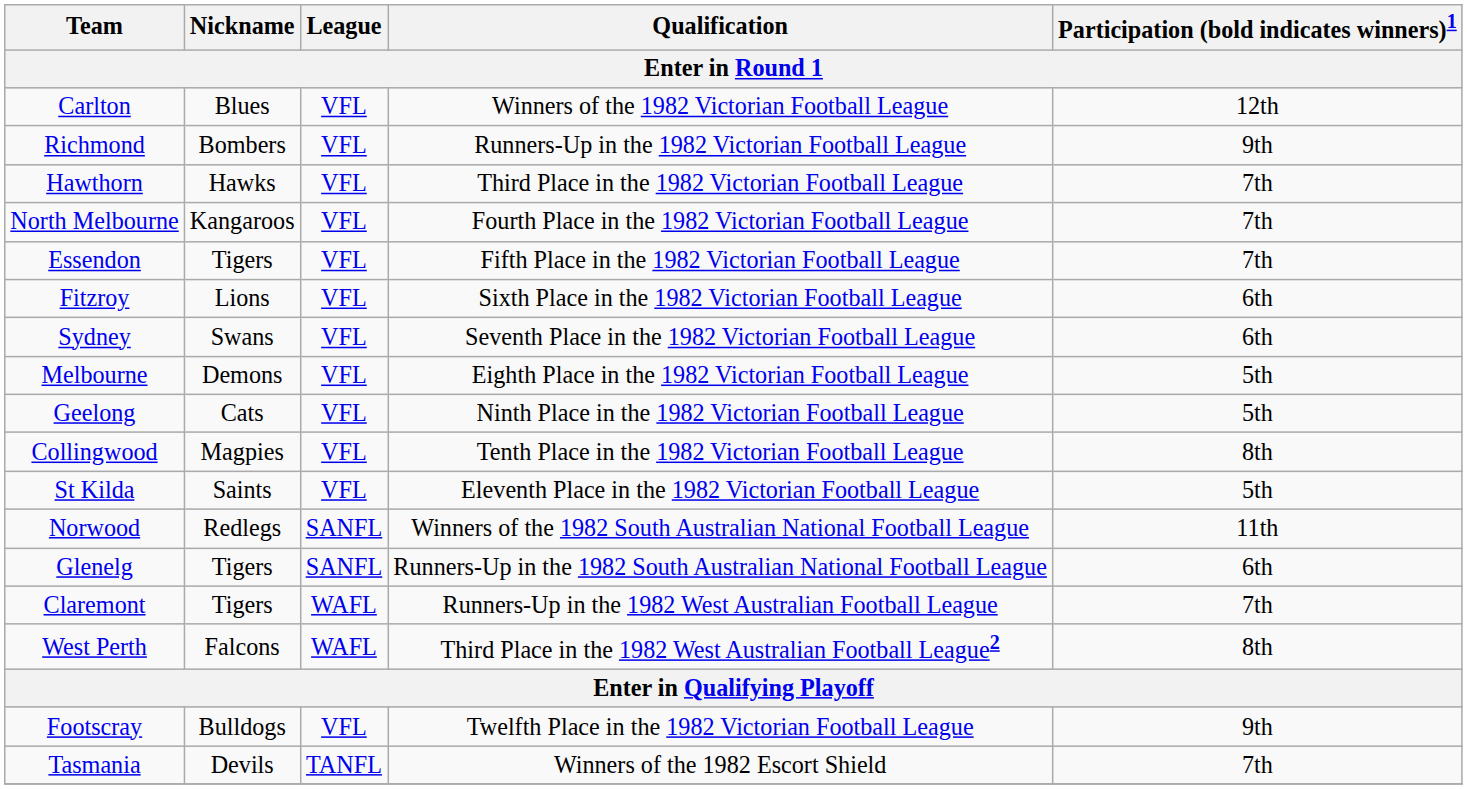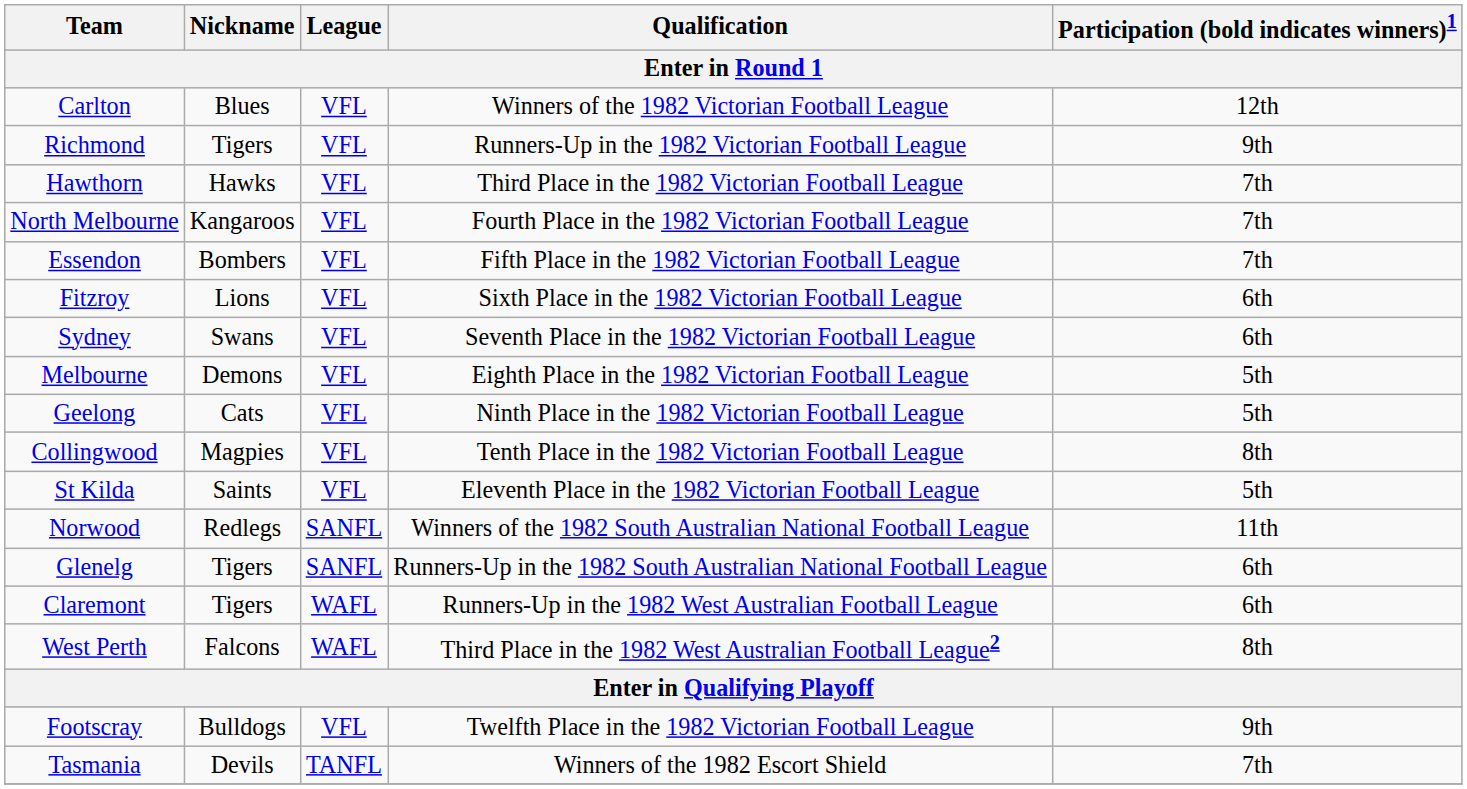(242, 145) Bombers -> (242, 145) Tigers
(242, 260) Tigers -> (242, 260) Bombers
(1257, 604) 7th -> (1257, 604) 6th
